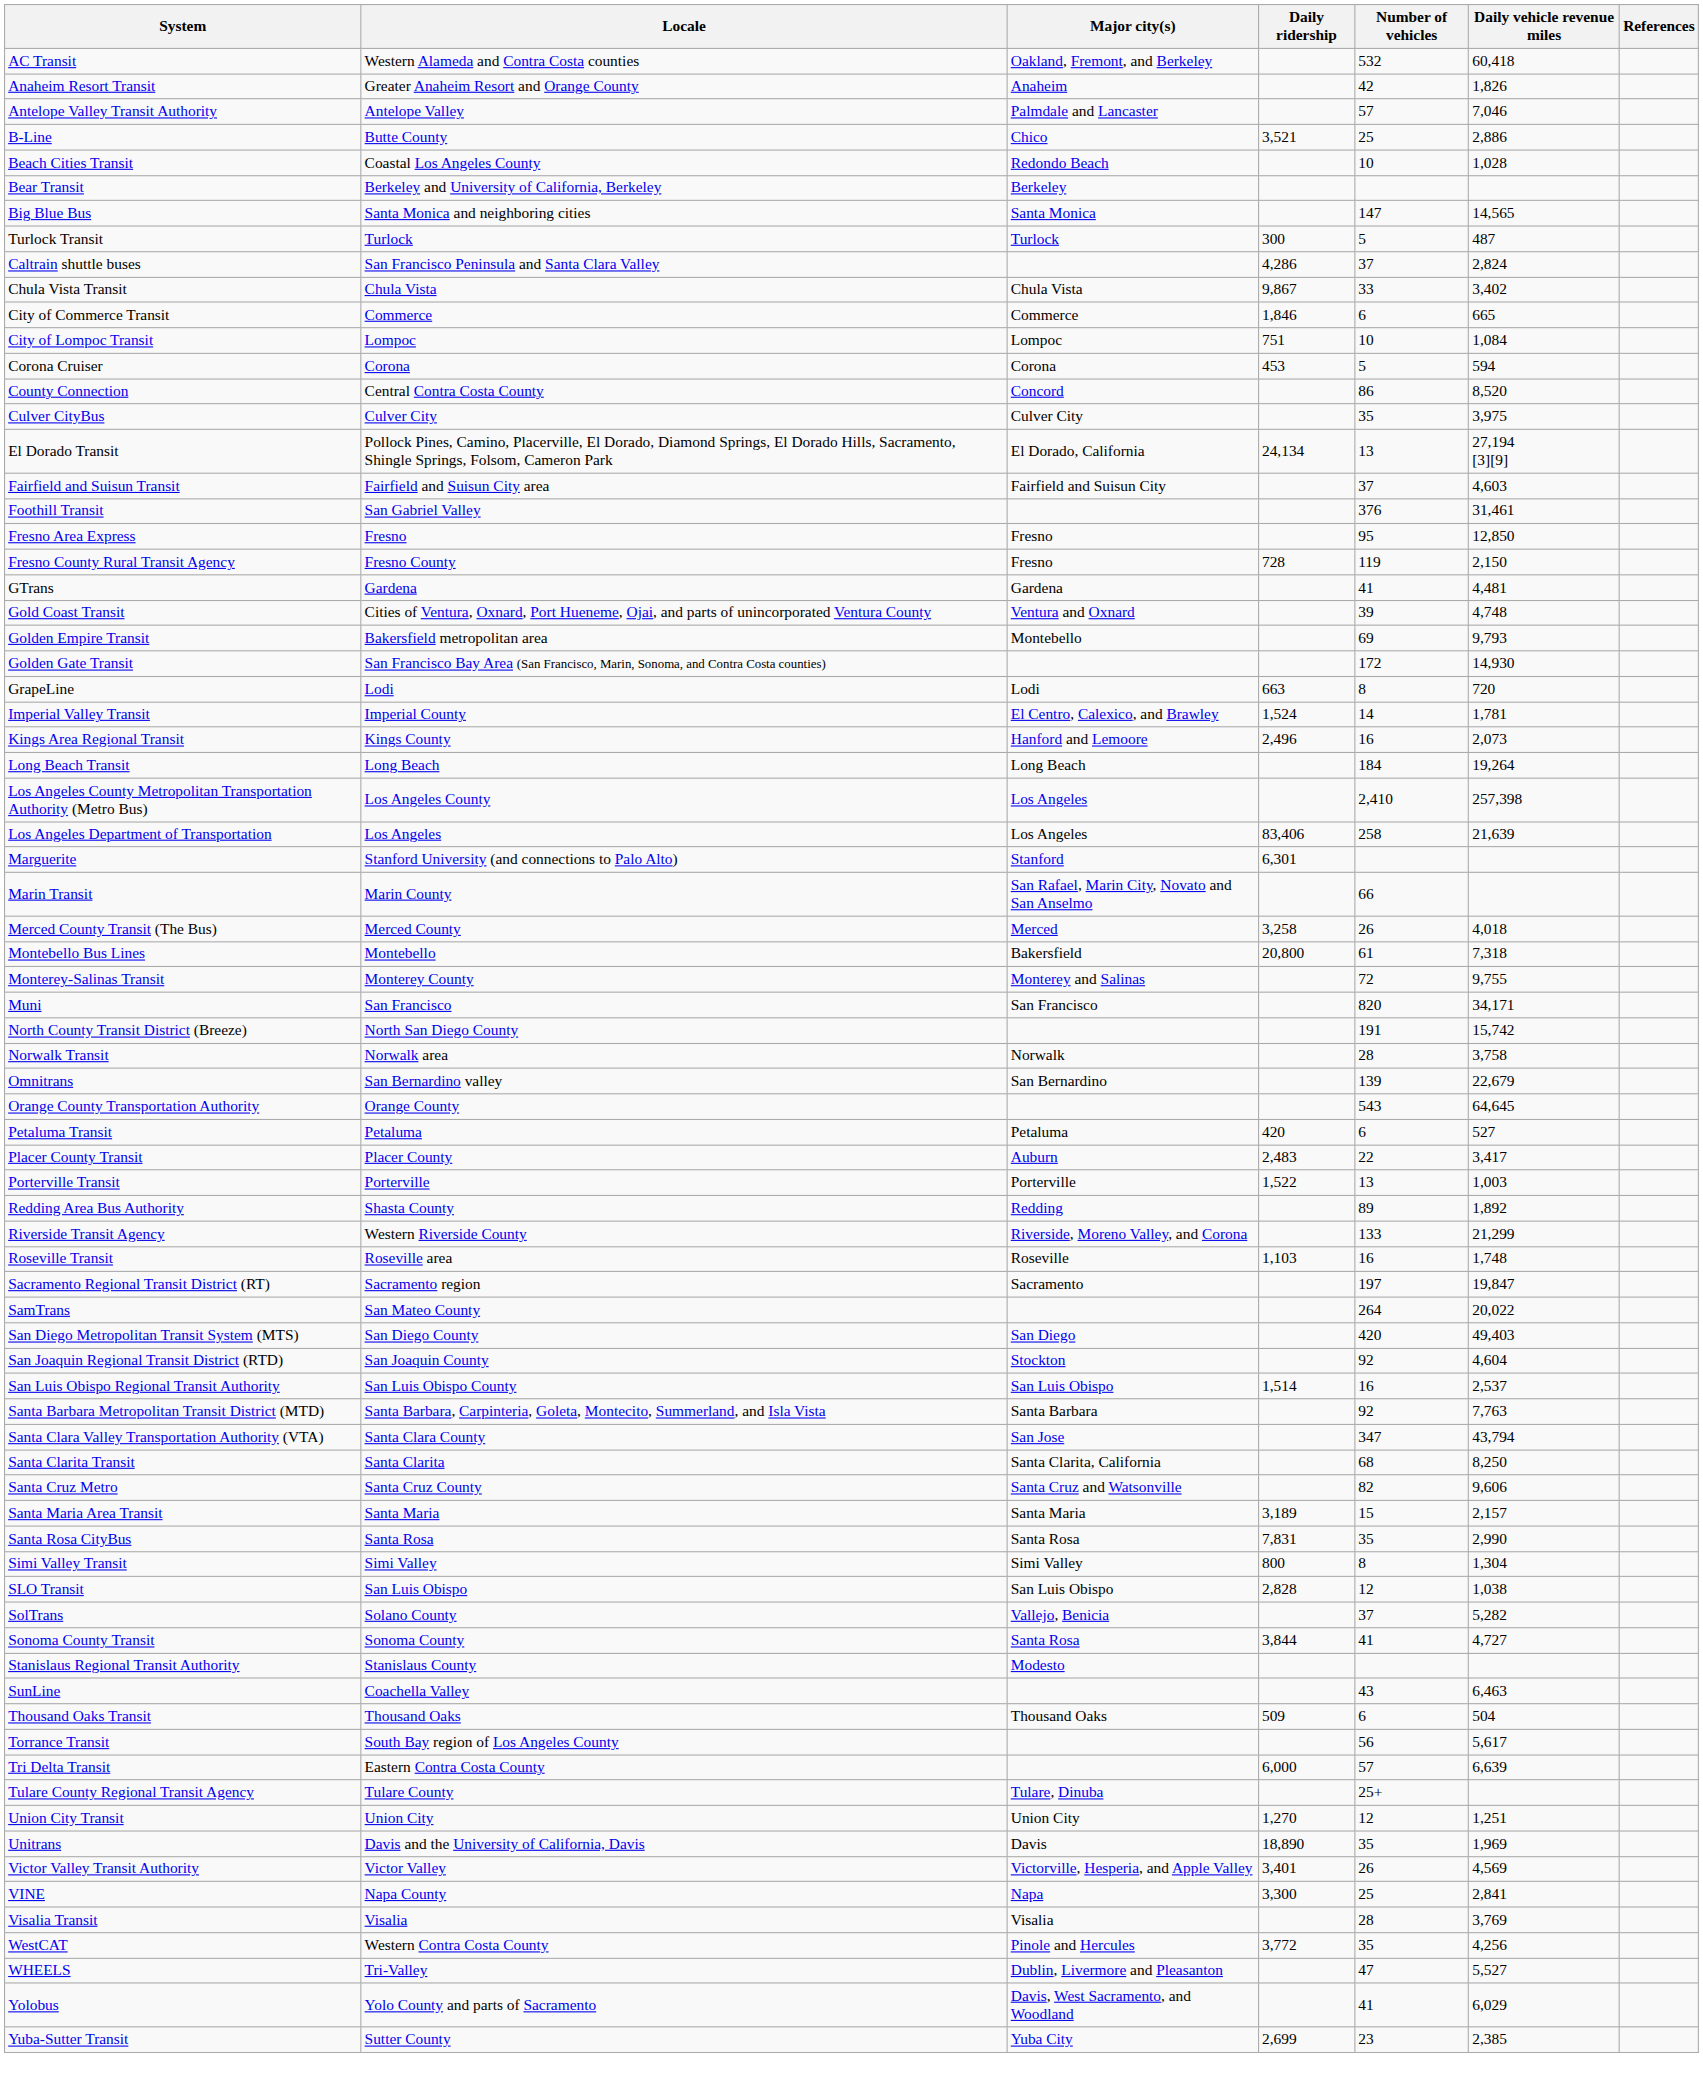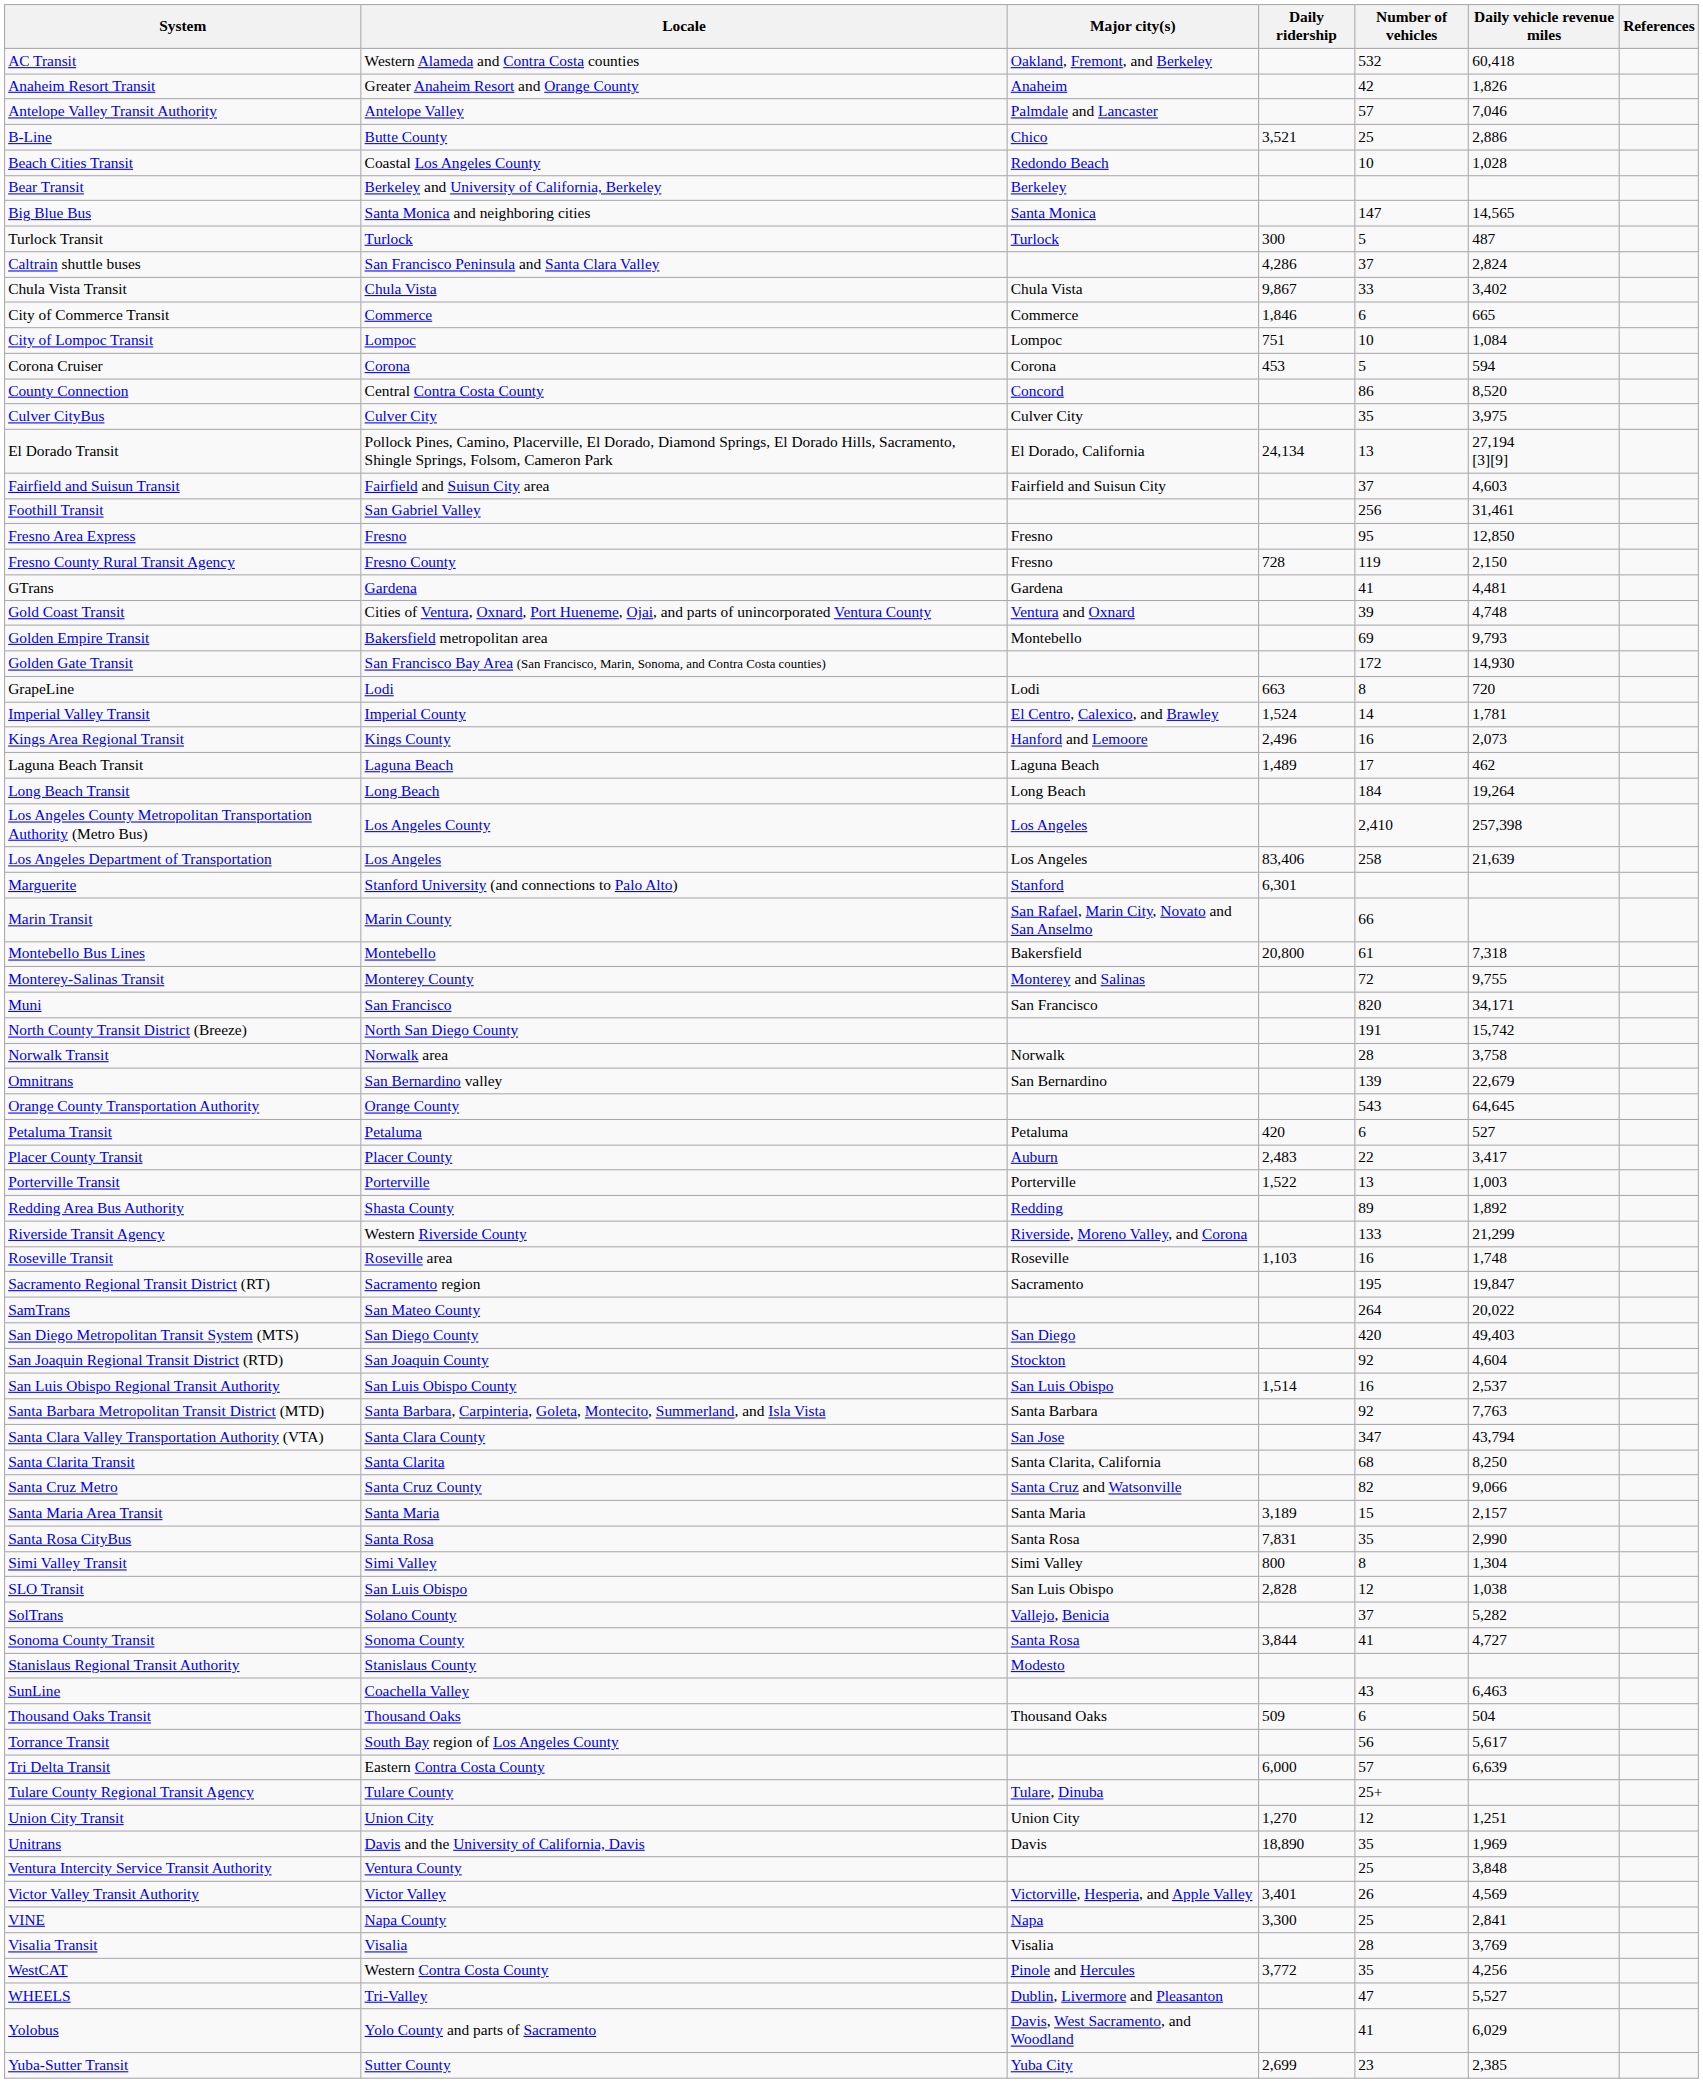(1370, 511) 376 -> (1370, 511) 256
+ row: (76, 765)
- row: (113, 928)
(1370, 1284) 197 -> (1370, 1284) 195
(1490, 1488) 9,606 -> (1490, 1488) 9,066
+ row: (140, 1869)
